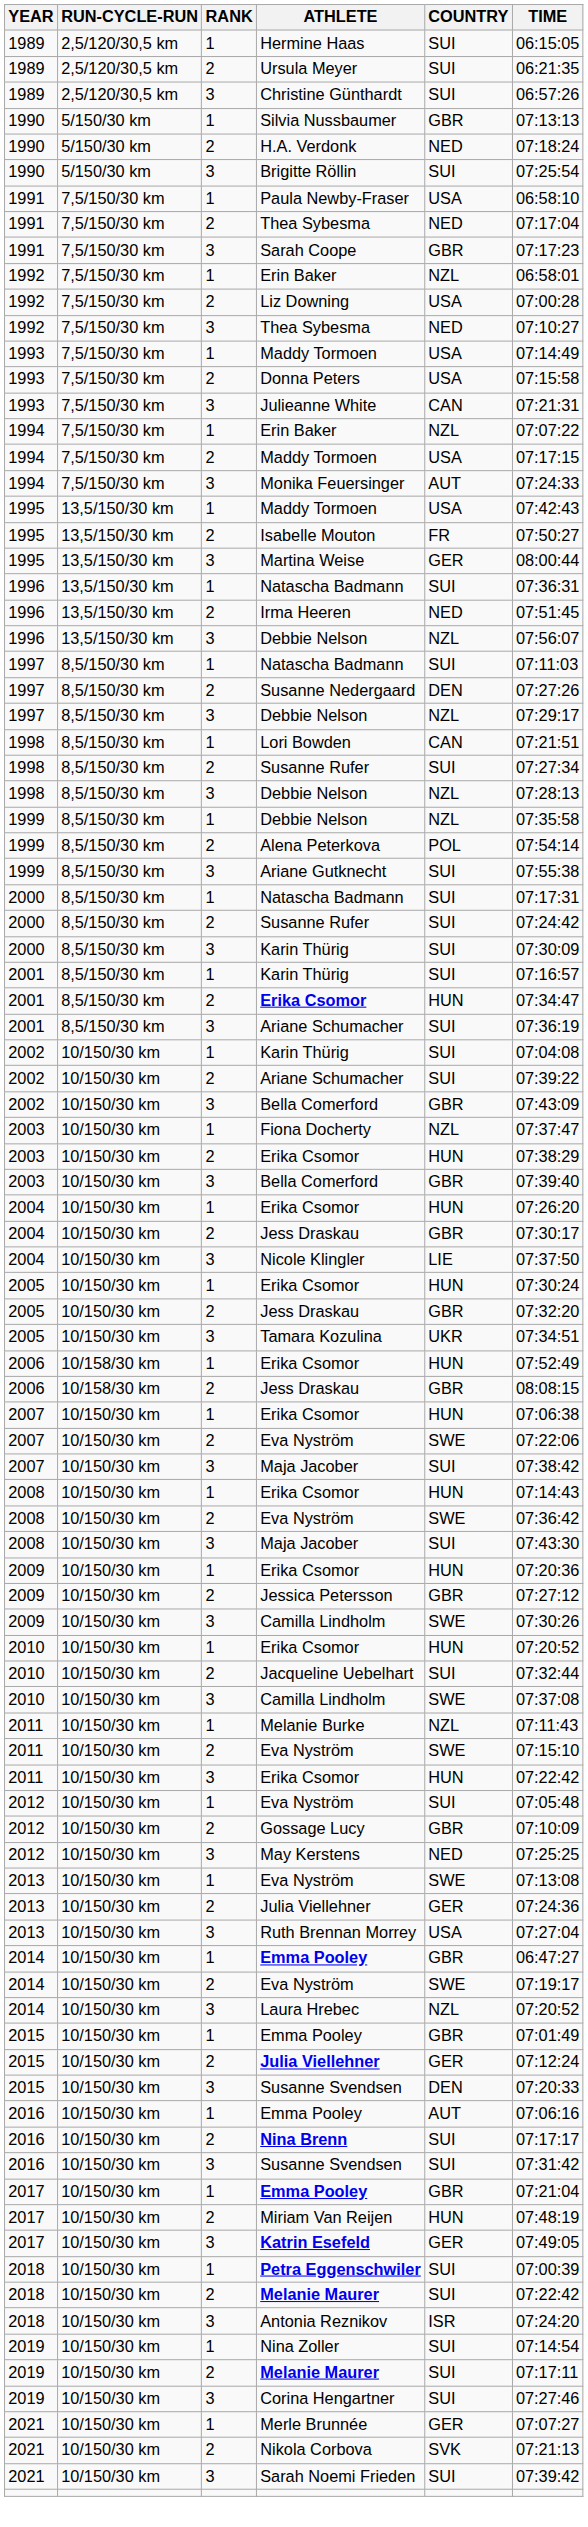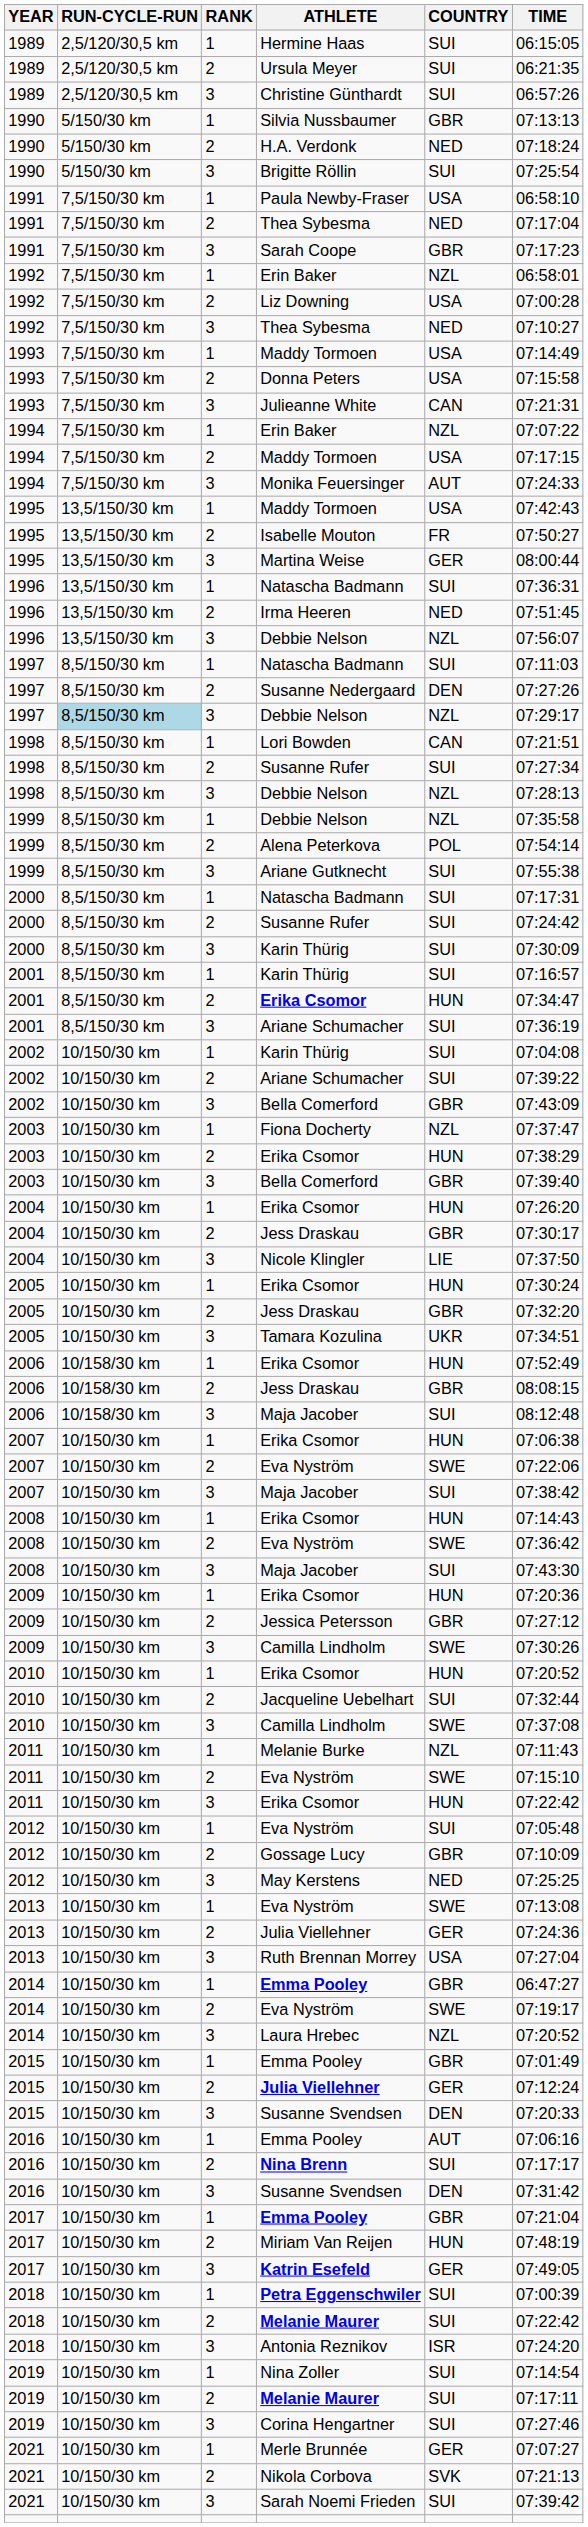(113, 716) no background -> (113, 716) lightblue background
+ row: (26, 1415)
(442, 2165) SUI -> (446, 2191) DEN
